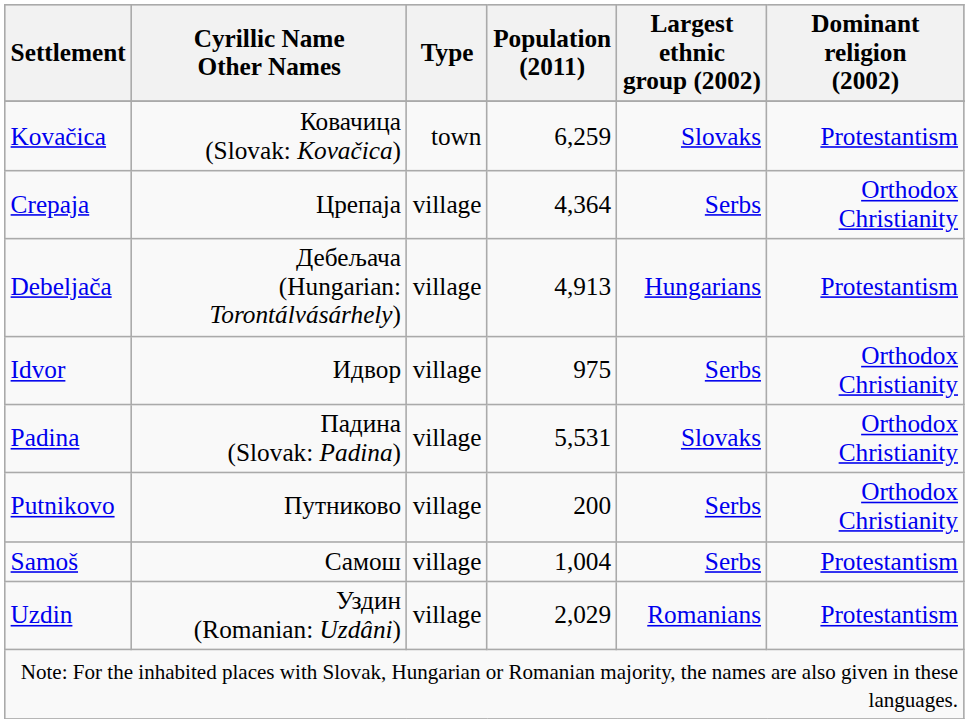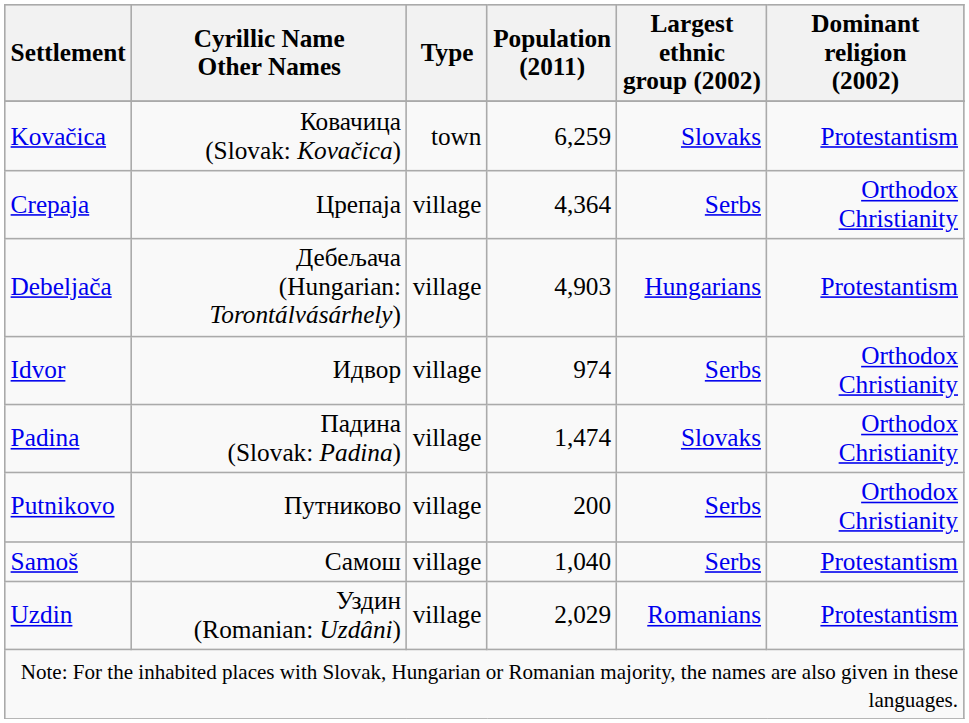(583, 287) 4,913 -> (583, 287) 4,903
(592, 369) 975 -> (592, 369) 974
(583, 438) 5,531 -> (583, 438) 1,474
(583, 561) 1,004 -> (583, 561) 1,040
